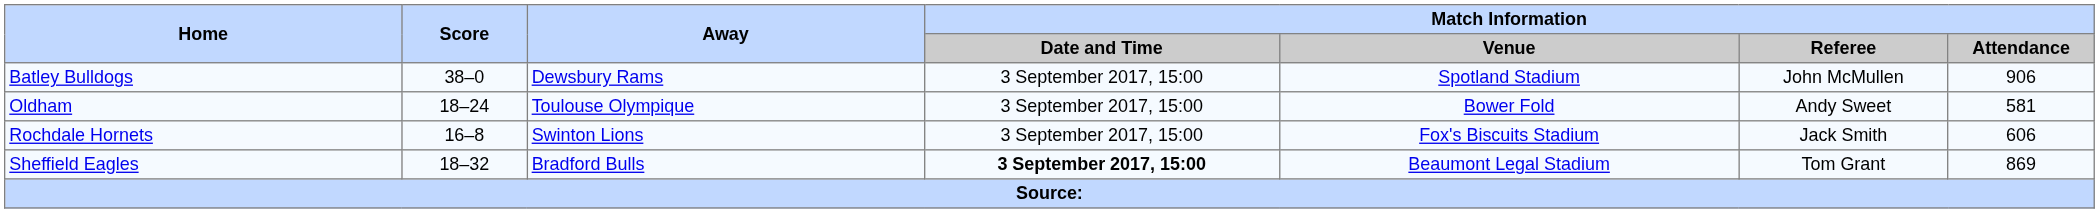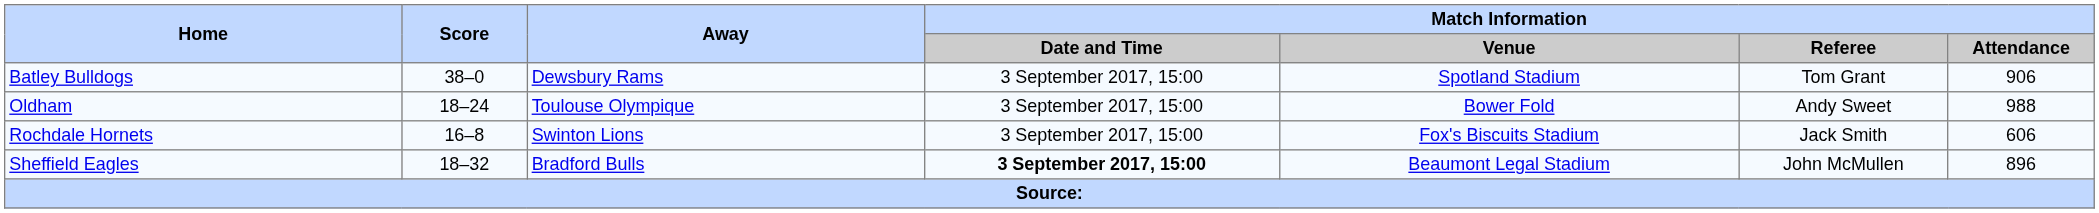(1843, 77) John McMullen -> (1843, 77) Tom Grant
(2021, 106) 581 -> (2021, 106) 988
(1843, 164) Tom Grant -> (1843, 164) John McMullen
(2021, 164) 869 -> (2021, 164) 896
